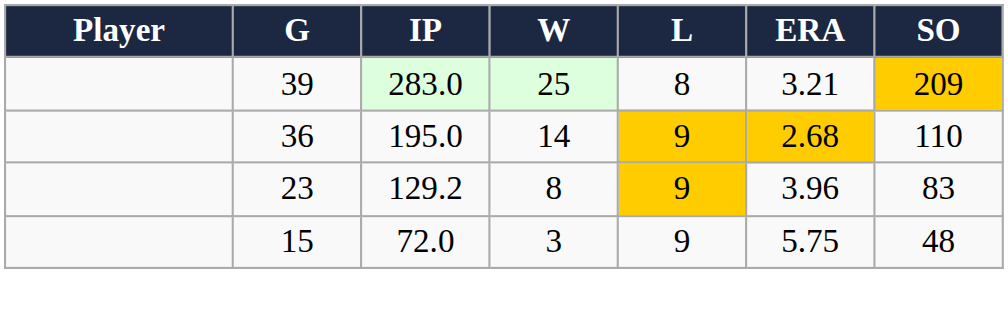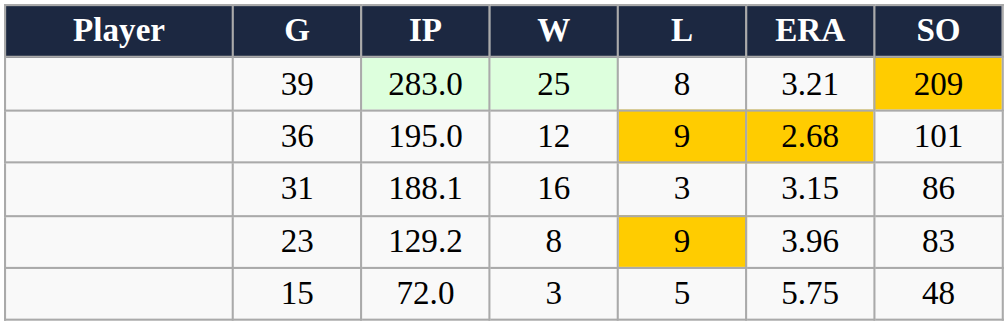(554, 135) 14 -> (554, 135) 12
(938, 135) 110 -> (938, 135) 101
+ row: (297, 188)
(682, 240) 9 -> (682, 293) 5
